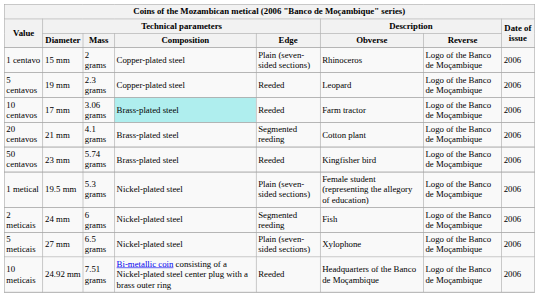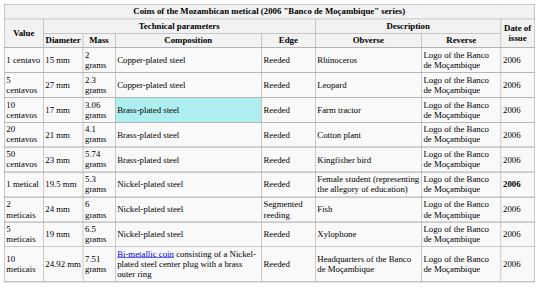(284, 60) Plain (seven-sided sections) -> (277, 60) Reeded
(57, 85) 19 mm -> (58, 85) 27 mm
(278, 135) Segmented reeding -> (277, 135) Reeded
(284, 190) Plain (seven-sided sections) -> (277, 185) Reeded
(512, 190) normal -> (512, 185) bold
(57, 245) 27 mm -> (58, 234) 19 mm
(284, 245) Plain (seven-sided sections) -> (277, 234) Reeded
